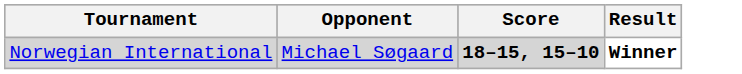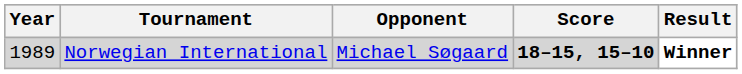+ column: (32, 21)
